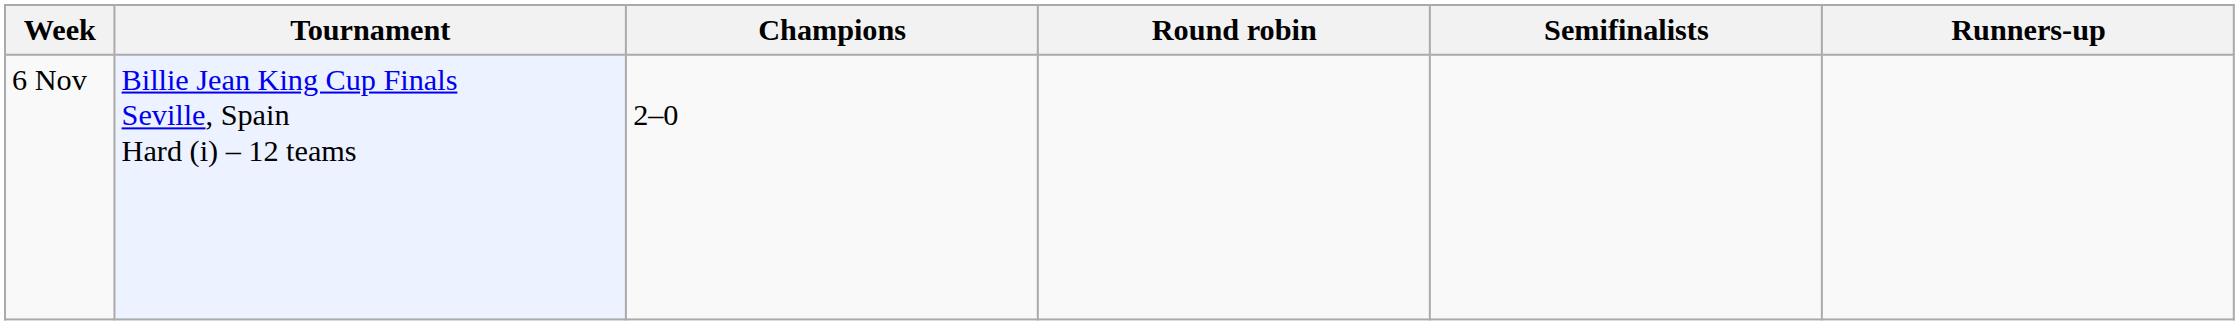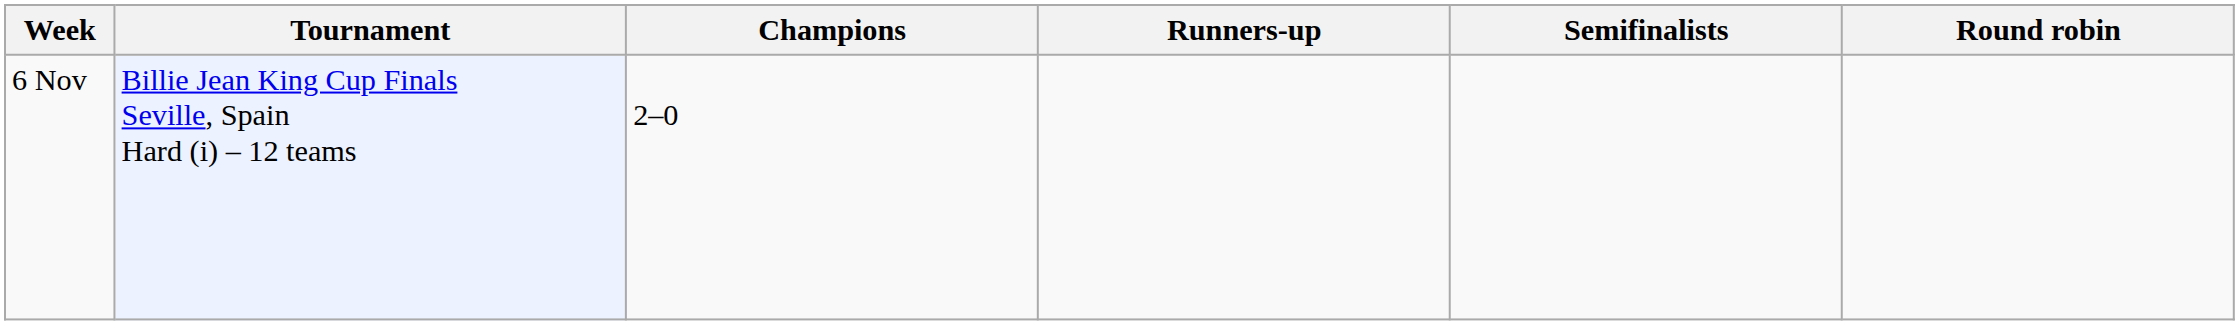columns swapped: (2029, 29) <-> (1234, 29)
